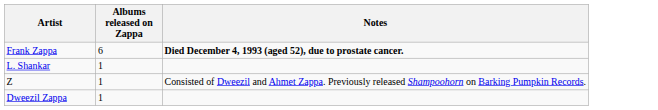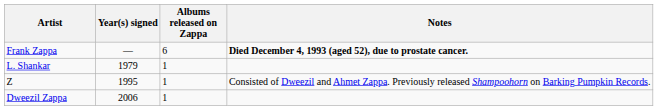+ column: (128, 23)
